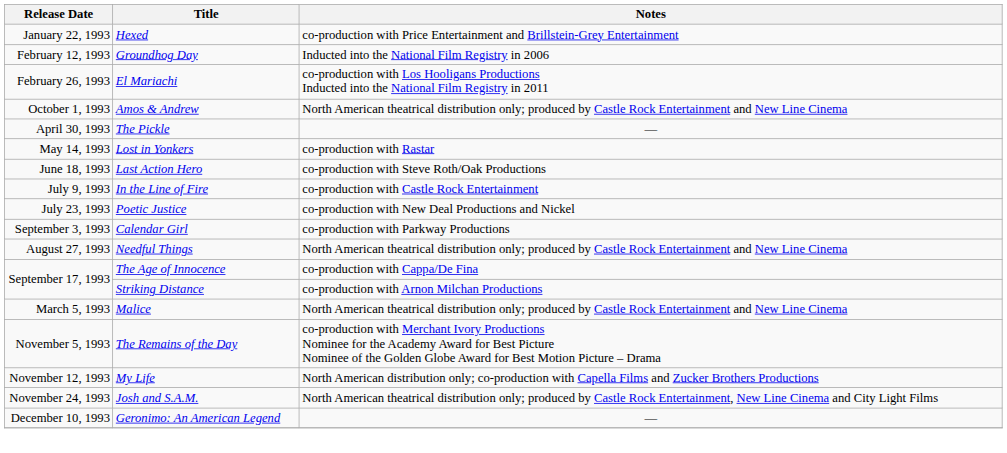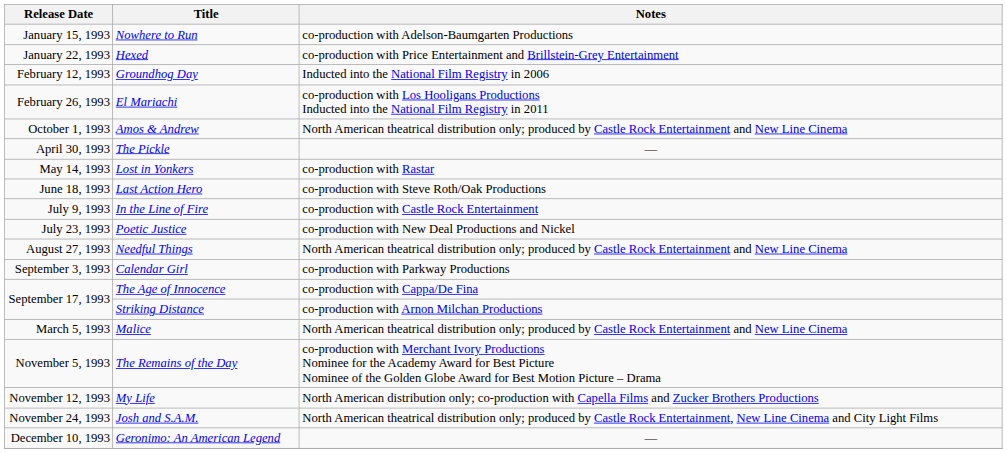+ row: (157, 34)
rows swapped: (154, 249) <-> (152, 229)
